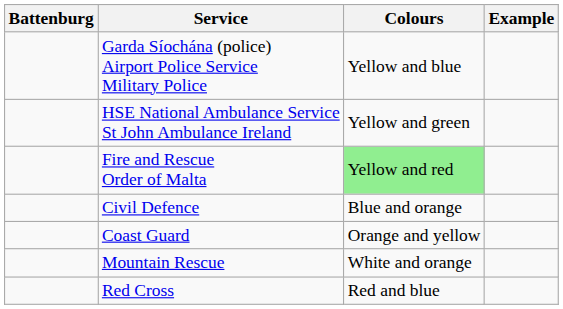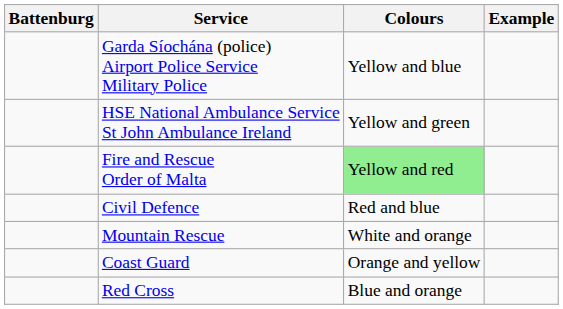(405, 207) Blue and orange -> (394, 207) Red and blue
rows swapped: (146, 235) <-> (163, 262)
(394, 290) Red and blue -> (405, 290) Blue and orange
